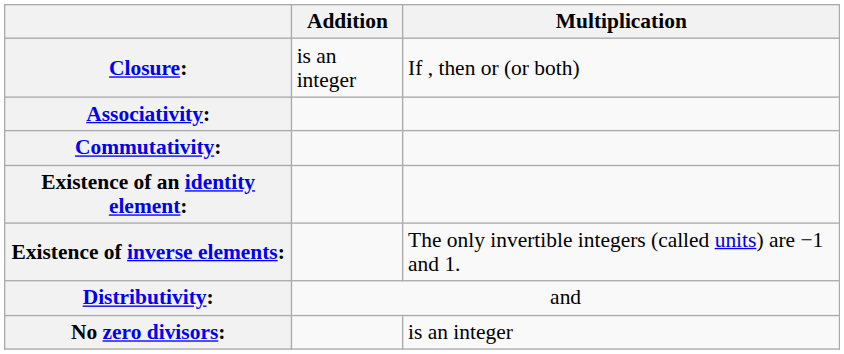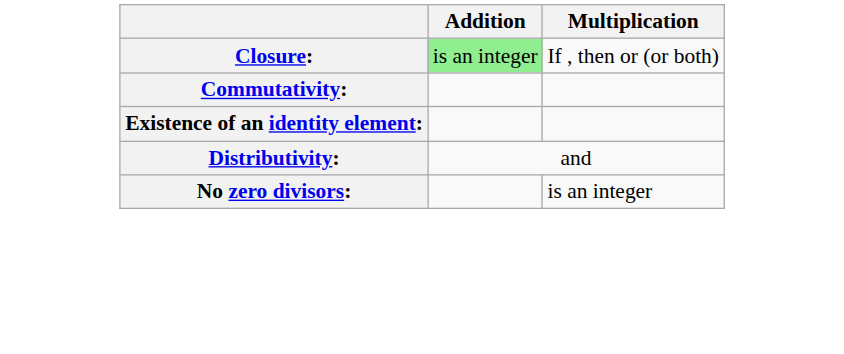(326, 67) no background -> (485, 55) lightgreen background
- row: (148, 113)
- row: (148, 251)
